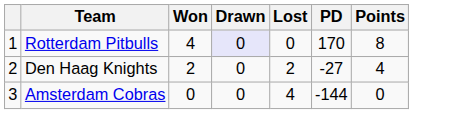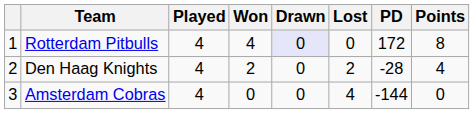+ column: (199, 17)
(331, 43) 170 -> (391, 43) 172
(331, 69) -27 -> (391, 69) -28
